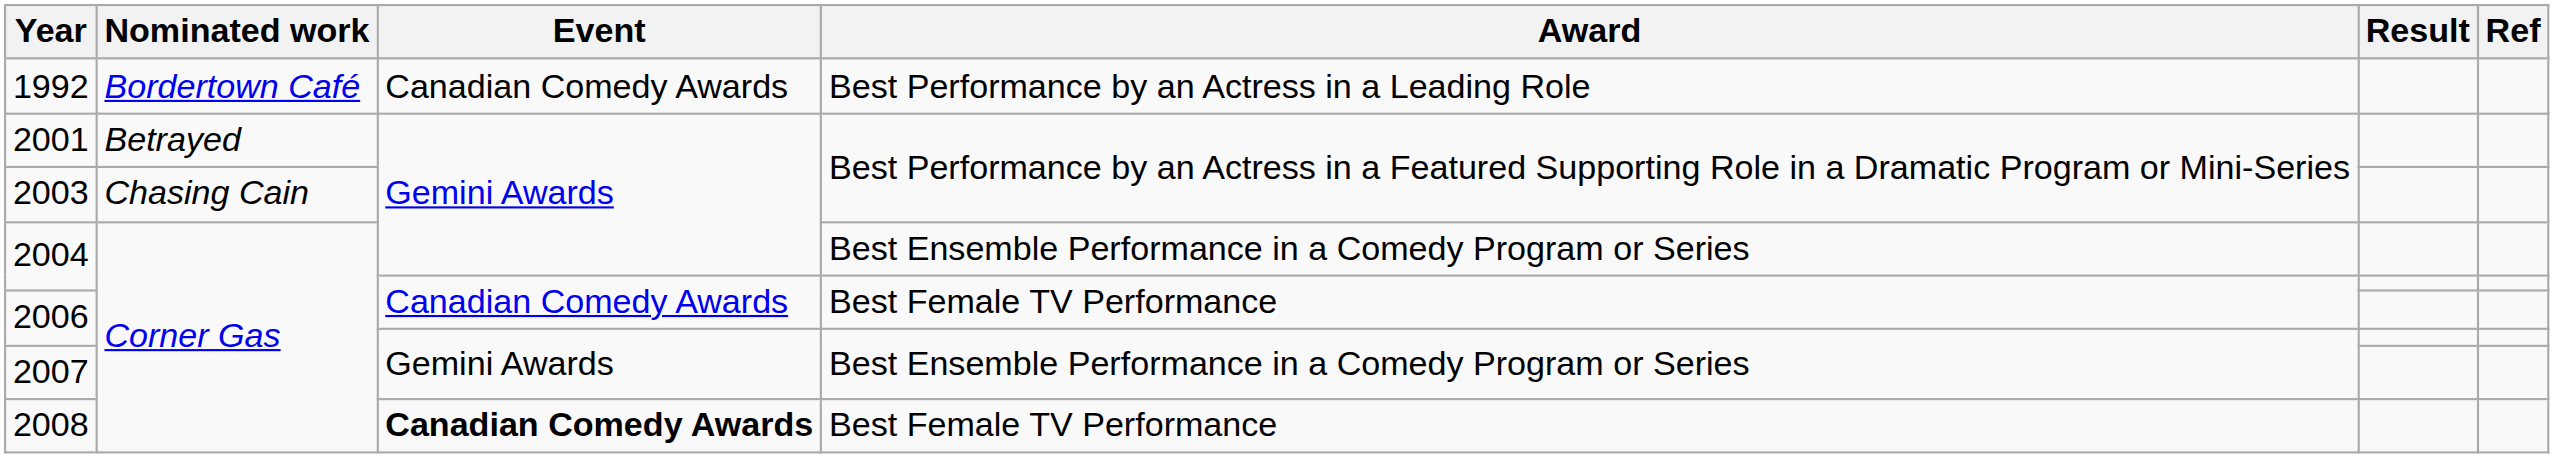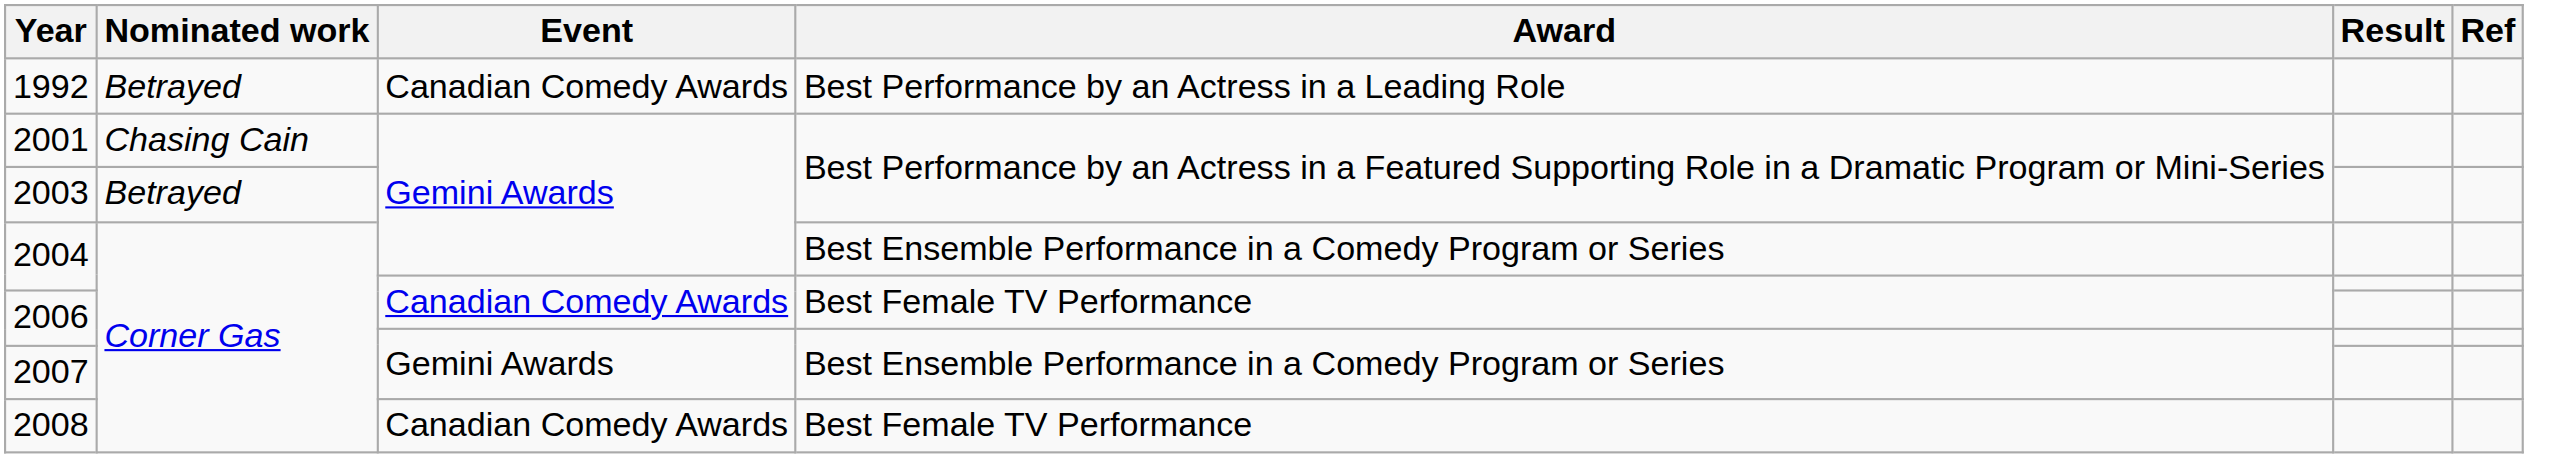(232, 85) Bordertown Café -> (173, 85) Betrayed
(173, 139) Betrayed -> (207, 139) Chasing Cain
(207, 193) Chasing Cain -> (173, 193) Betrayed
(599, 425) bold -> (587, 425) normal
